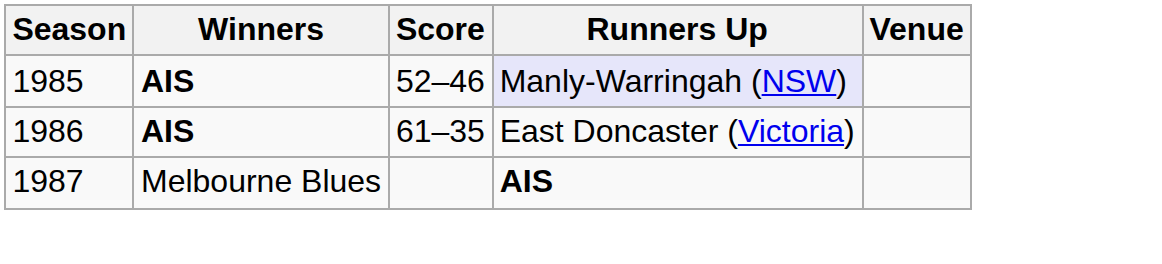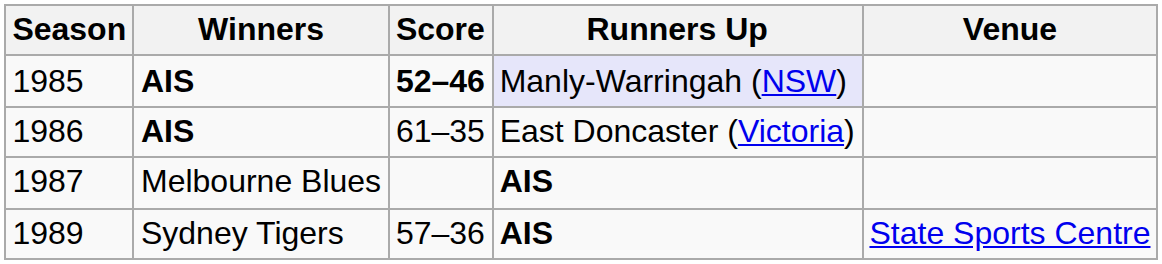(440, 80) normal -> (440, 80) bold
+ row: (48, 232)
